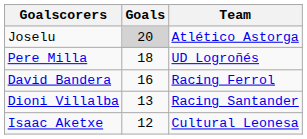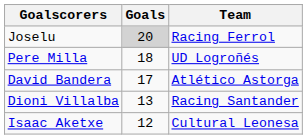(235, 37) Atlético Astorga -> (223, 37) Racing Ferrol
(145, 80) 16 -> (145, 80) 17
(223, 80) Racing Ferrol -> (235, 80) Atlético Astorga
